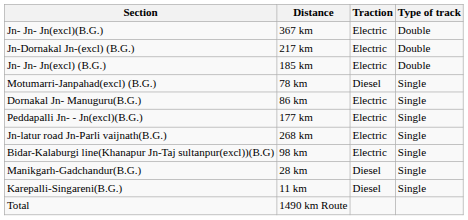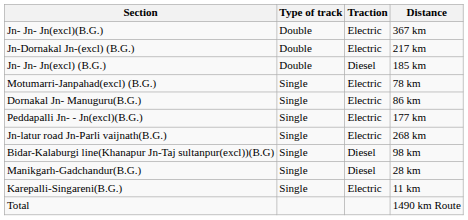columns swapped: (429, 13) <-> (313, 13)
(370, 65) Electric -> (361, 65) Diesel
(367, 83) Diesel -> (365, 83) Electric
(370, 153) Electric -> (361, 153) Diesel
(367, 188) Diesel -> (365, 188) Electric
